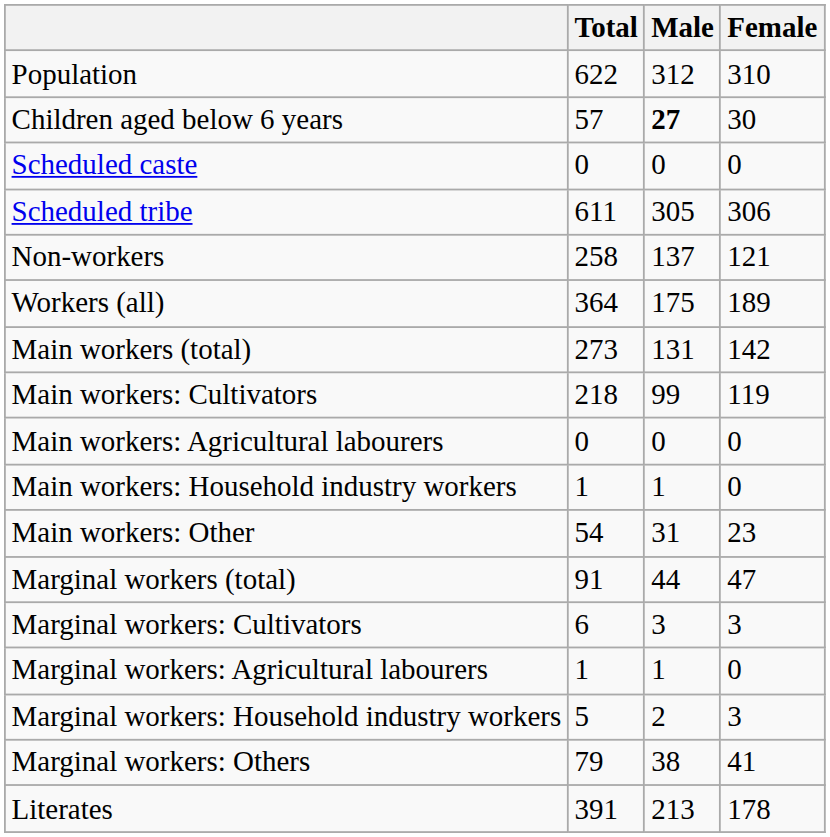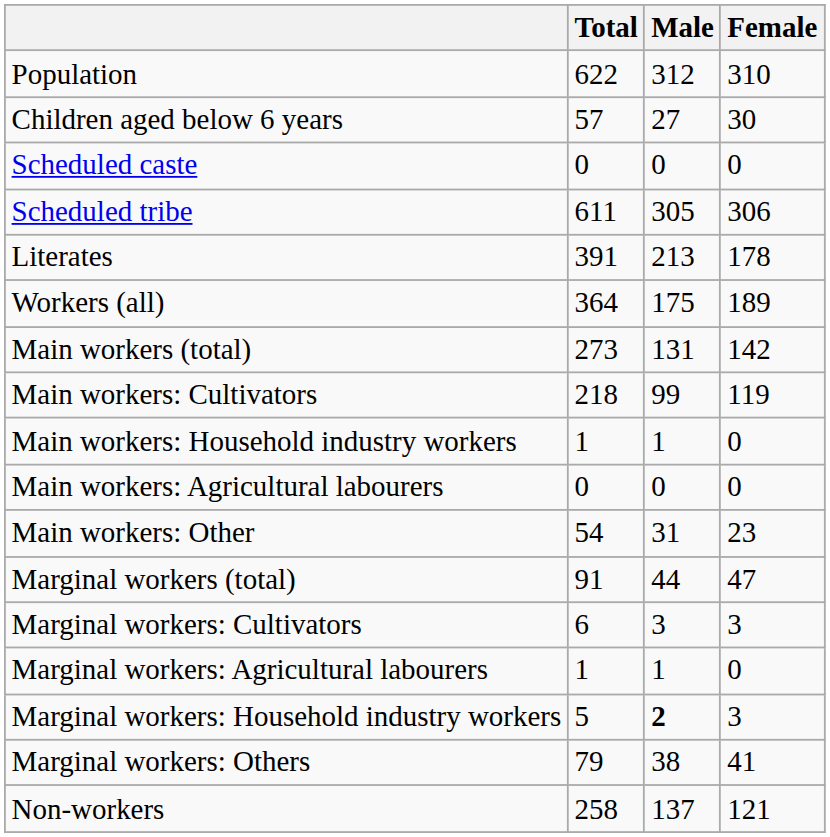(666, 119) bold -> (666, 119) normal
rows swapped: (62, 808) <-> (88, 257)
rows swapped: (228, 440) <-> (264, 486)
(658, 716) normal -> (658, 716) bold
